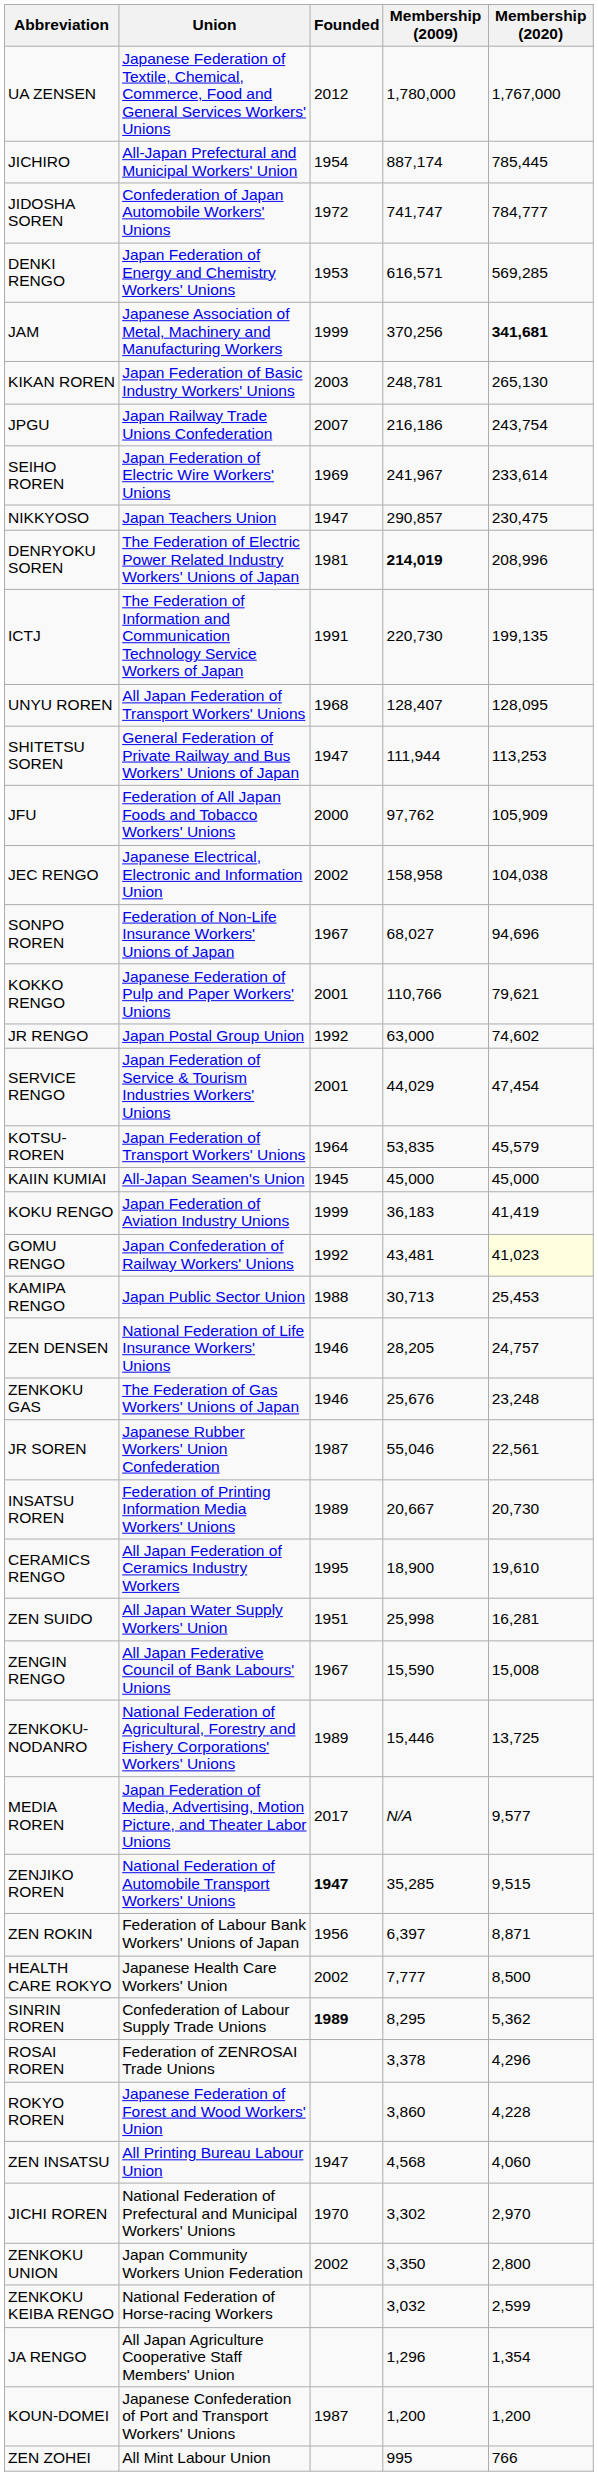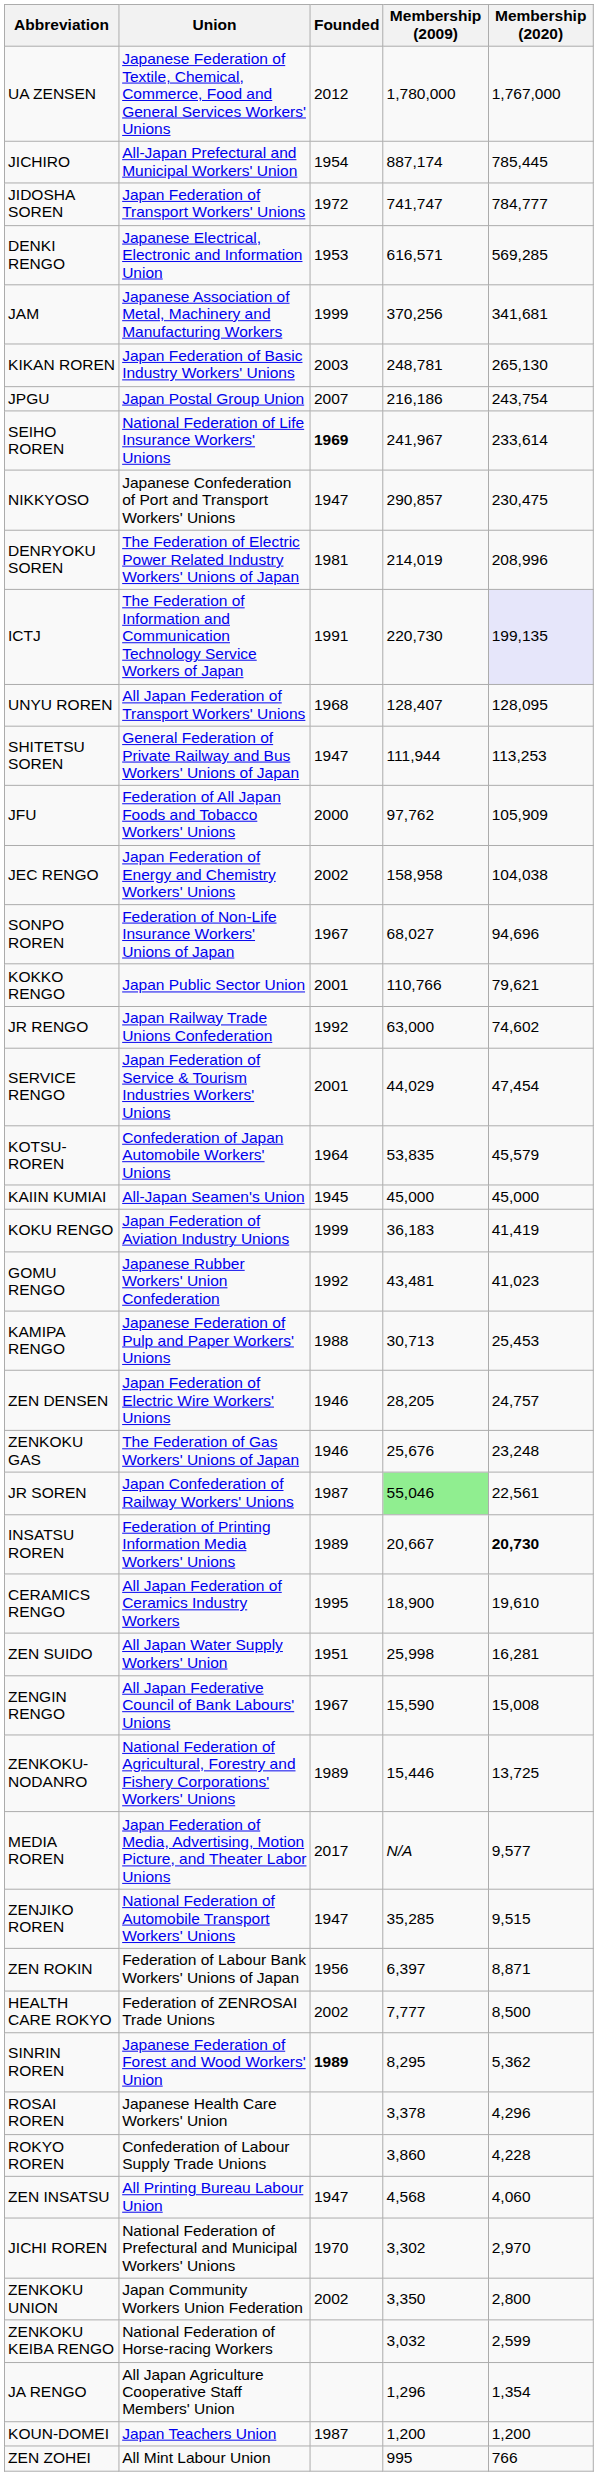(203, 212) Confederation of Japan Automobile Workers' Unions -> (214, 204) Japan Federation of Transport Workers' Unions
(199, 272) Japan Federation of Energy and Chemistry Workers' Unions -> (212, 254) Japanese Electrical, Electronic and Information Union
(520, 331) bold -> (520, 314) normal
(197, 424) Japan Railway Trade Unions Confederation -> (213, 398) Japan Postal Group Union
(198, 475) Japan Federation of Electric Wire Workers' Unions -> (213, 440) National Federation of Life Insurance Workers' Unions
(331, 475) normal -> (331, 440) bold
(199, 517) Japan Teachers Union -> (207, 500) Japanese Confederation of Port and Transport Workers' Unions
(415, 559) bold -> (415, 559) normal
(520, 636) no background -> (520, 636) lavender background
(212, 874) Japanese Electrical, Electronic and Information Union -> (199, 874) Japan Federation of Energy and Chemistry Workers' Unions
(208, 993) Japanese Federation of Pulp and Paper Workers' Unions -> (214, 985) Japan Public Sector Union
(213, 1036) Japan Postal Group Union -> (197, 1027) Japan Railway Trade Unions Confederation
(214, 1146) Japan Federation of Transport Workers' Unions -> (203, 1155) Confederation of Japan Automobile Workers' Unions
(208, 1255) Japan Confederation of Railway Workers' Unions -> (183, 1281) Japanese Rubber Workers' Union Confederation
(515, 1255) lightyellow background -> (515, 1281) no background
(214, 1297) Japan Public Sector Union -> (208, 1340) Japanese Federation of Pulp and Paper Workers' Unions
(213, 1348) National Federation of Life Insurance Workers' Unions -> (198, 1400) Japan Federation of Electric Wire Workers' Unions
(183, 1449) Japanese Rubber Workers' Union Confederation -> (208, 1493) Japan Confederation of Railway Workers' Unions
(410, 1449) no background -> (410, 1493) lightgreen background
(515, 1509) normal -> (515, 1544) bold
(331, 1883) bold -> (331, 1918) normal
(199, 1976) Japanese Health Care Workers' Union -> (210, 2011) Federation of ZENROSAI Trade Unions
(206, 2018) Confederation of Labour Supply Trade Unions -> (214, 2062) Japanese Federation of Forest and Wood Workers' Union
(210, 2060) Federation of ZENROSAI Trade Unions -> (199, 2113) Japanese Health Care Workers' Union
(214, 2111) Japanese Federation of Forest and Wood Workers' Union -> (206, 2155) Confederation of Labour Supply Trade Unions
(207, 2416) Japanese Confederation of Port and Transport Workers' Unions -> (199, 2433) Japan Teachers Union
